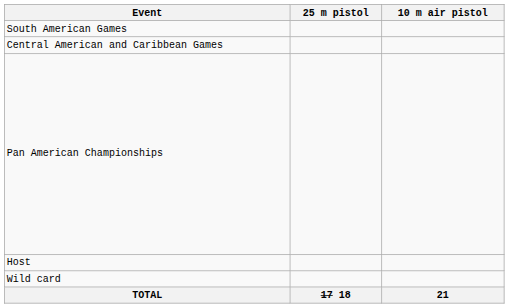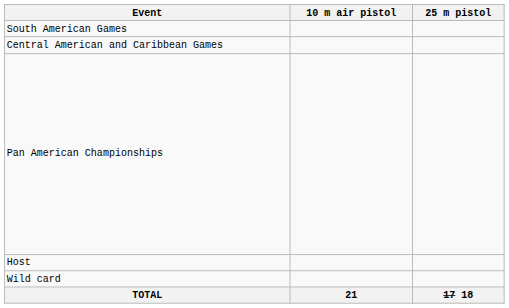columns swapped: (443, 13) <-> (336, 13)
